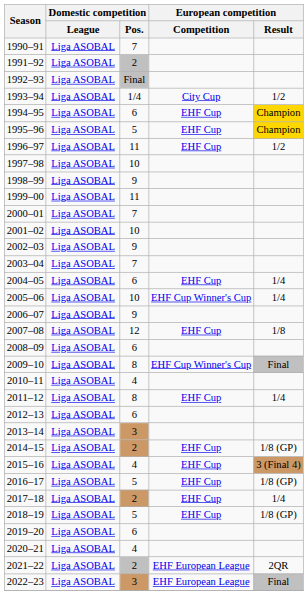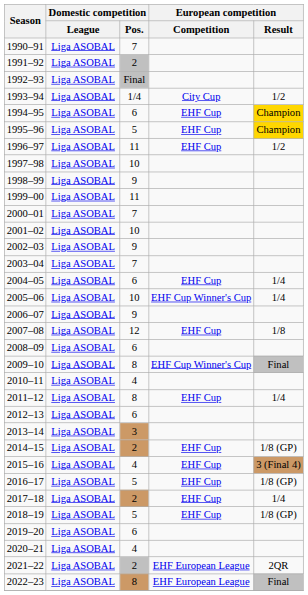(134, 582) 3 -> (134, 582) 8
